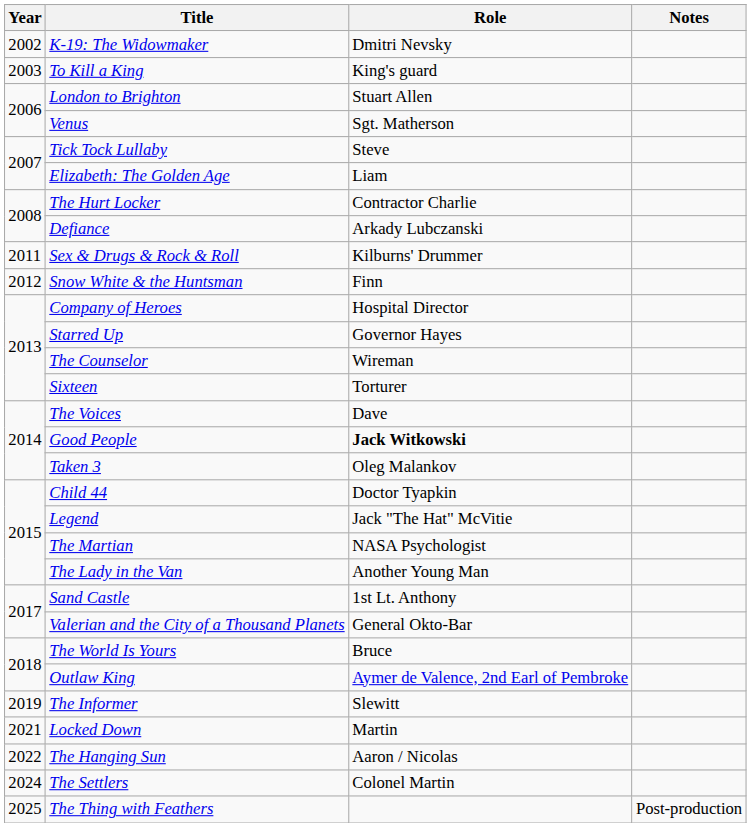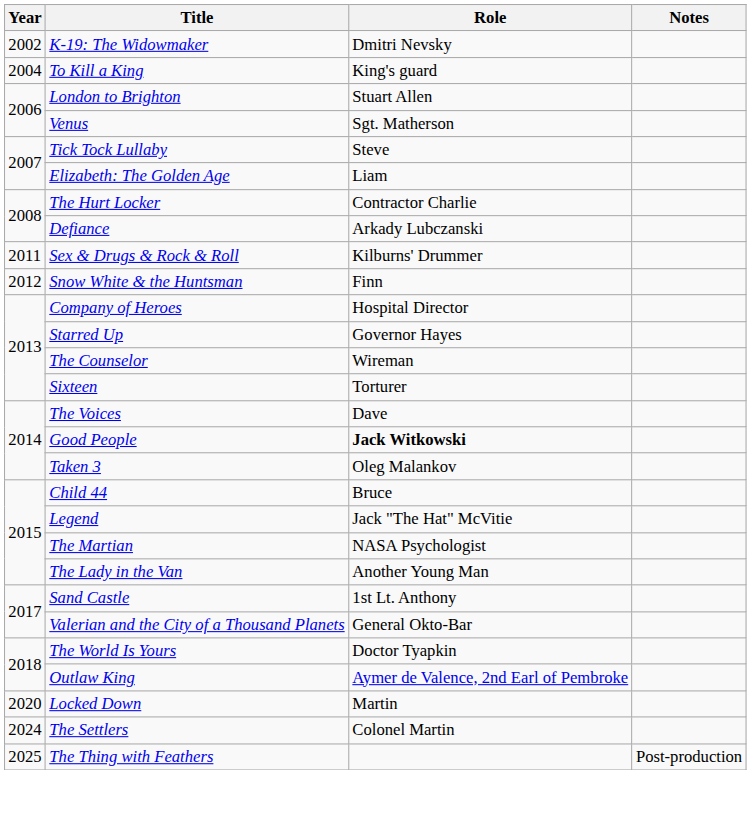(25, 70) 2003 -> (25, 70) 2004
(405, 492) Doctor Tyapkin -> (372, 492) Bruce
(372, 651) Bruce -> (405, 651) Doctor Tyapkin
- row: (93, 703)
(25, 730) 2021 -> (25, 703) 2020
- row: (108, 756)
